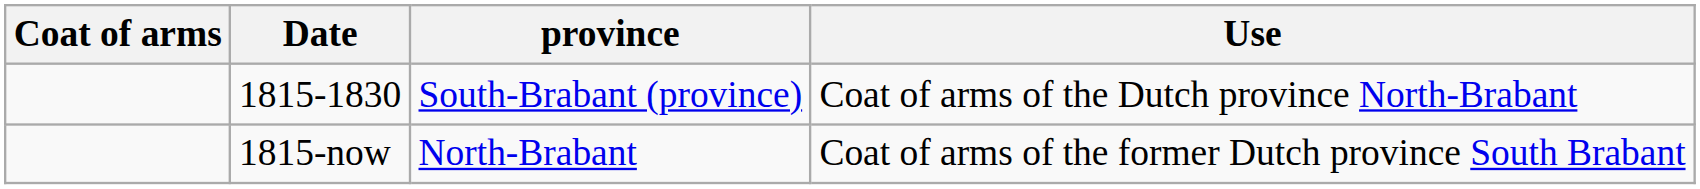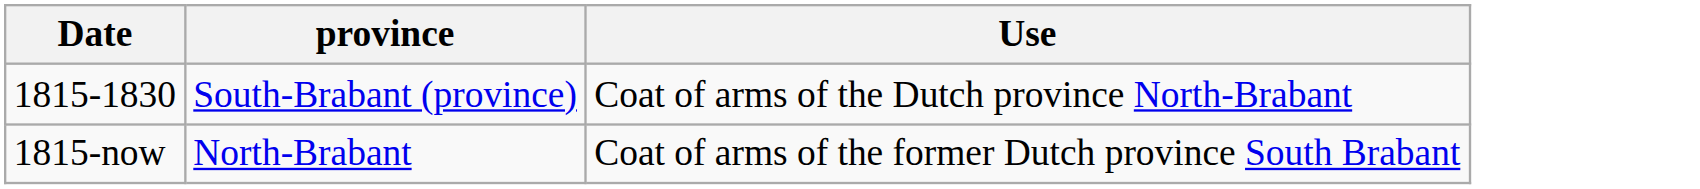- column: (118, 34)
